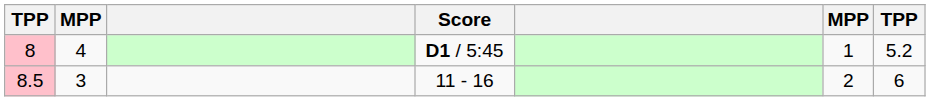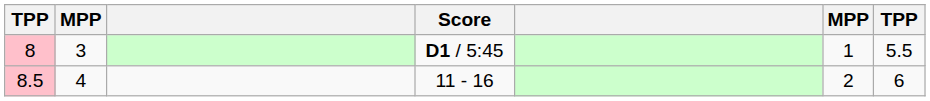(81, 50) 4 -> (81, 50) 3
(899, 50) 5.2 -> (899, 50) 5.5
(81, 80) 3 -> (81, 80) 4
